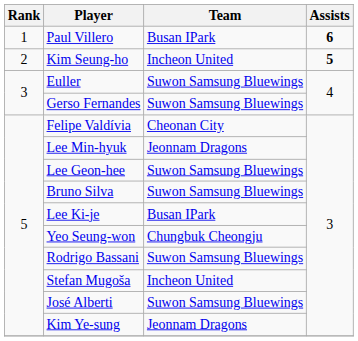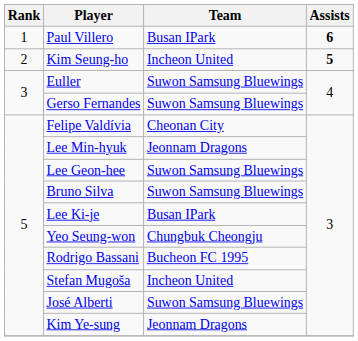(225, 258) Suwon Samsung Bluewings -> (198, 258) Bucheon FC 1995
